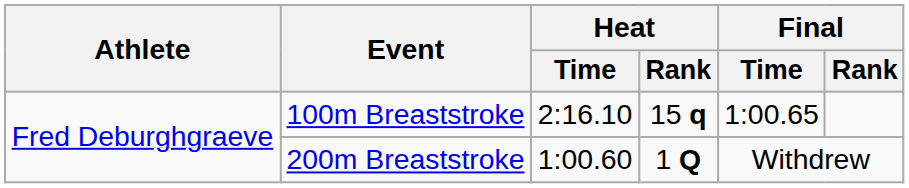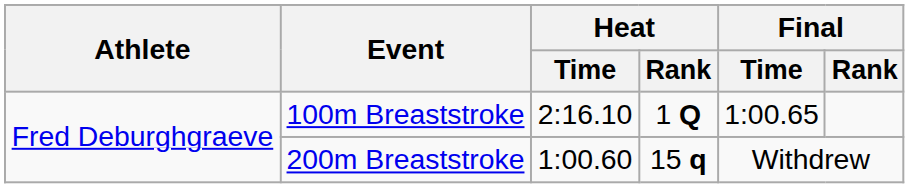(678, 115) 15 q -> (678, 115) 1 Q
(678, 160) 1 Q -> (678, 160) 15 q
